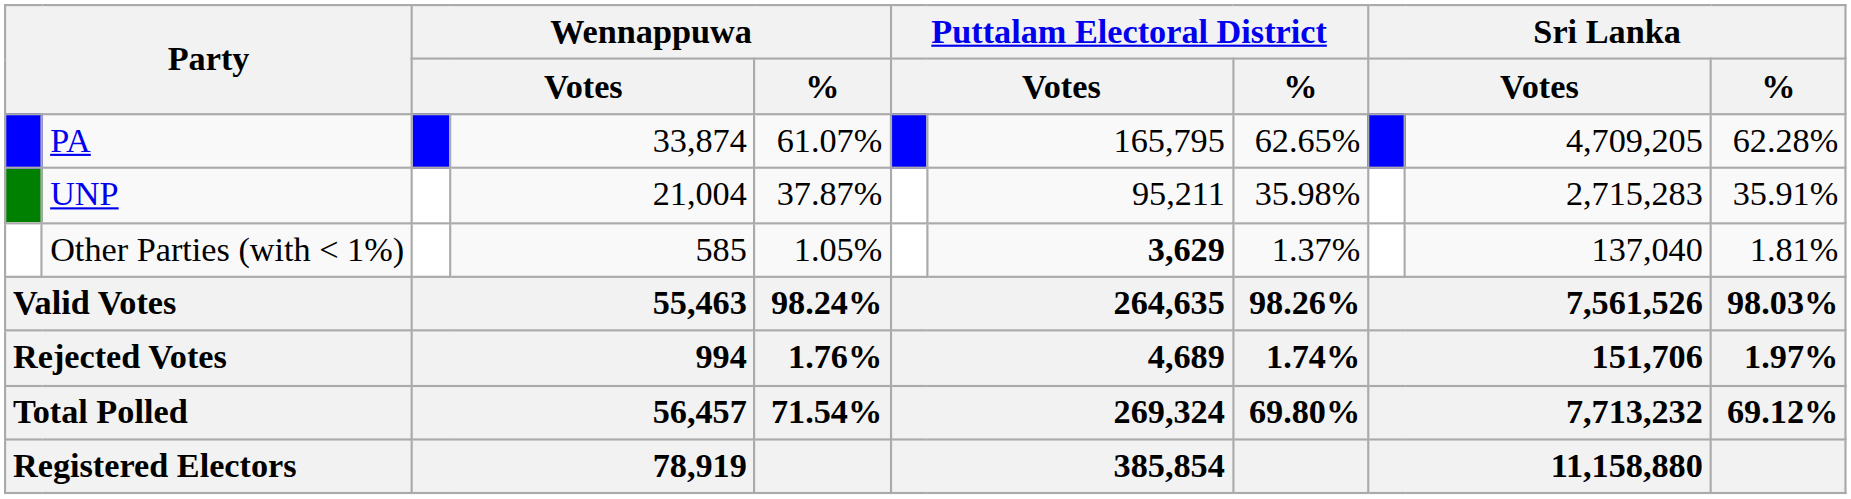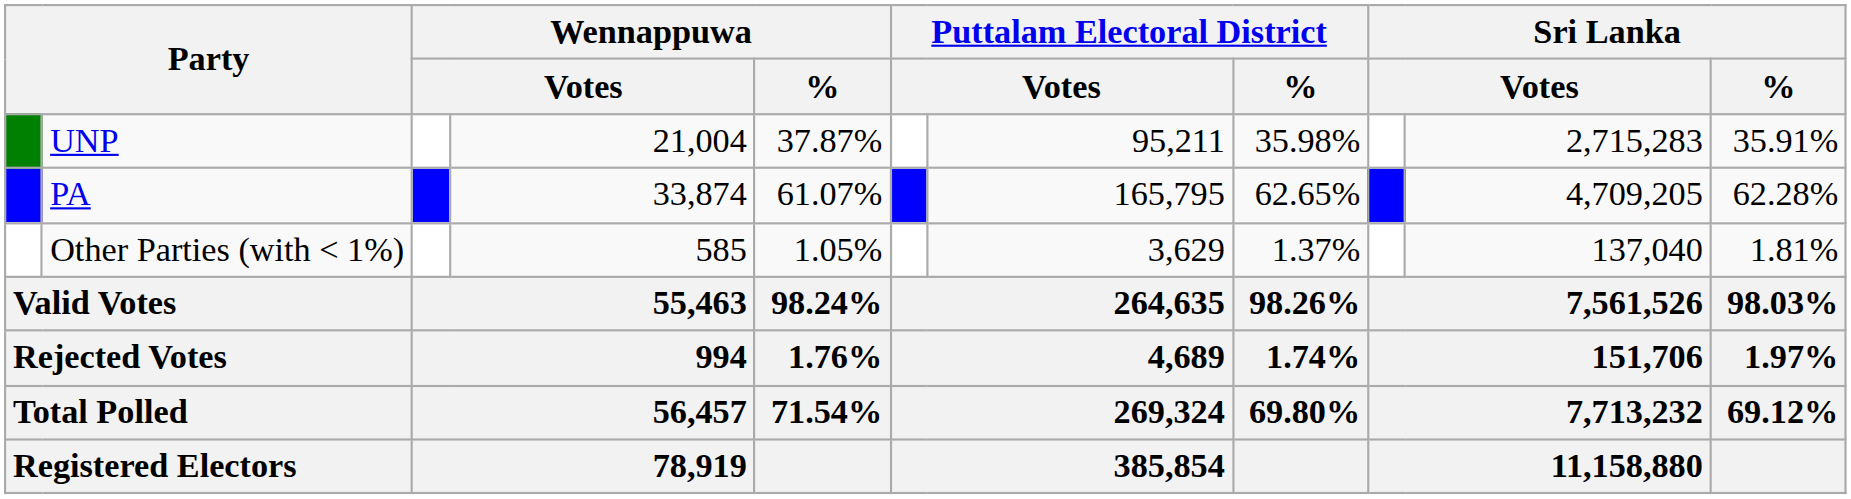rows swapped: (70, 140) <-> (84, 194)
(1186, 248) bold -> (1186, 248) normal
